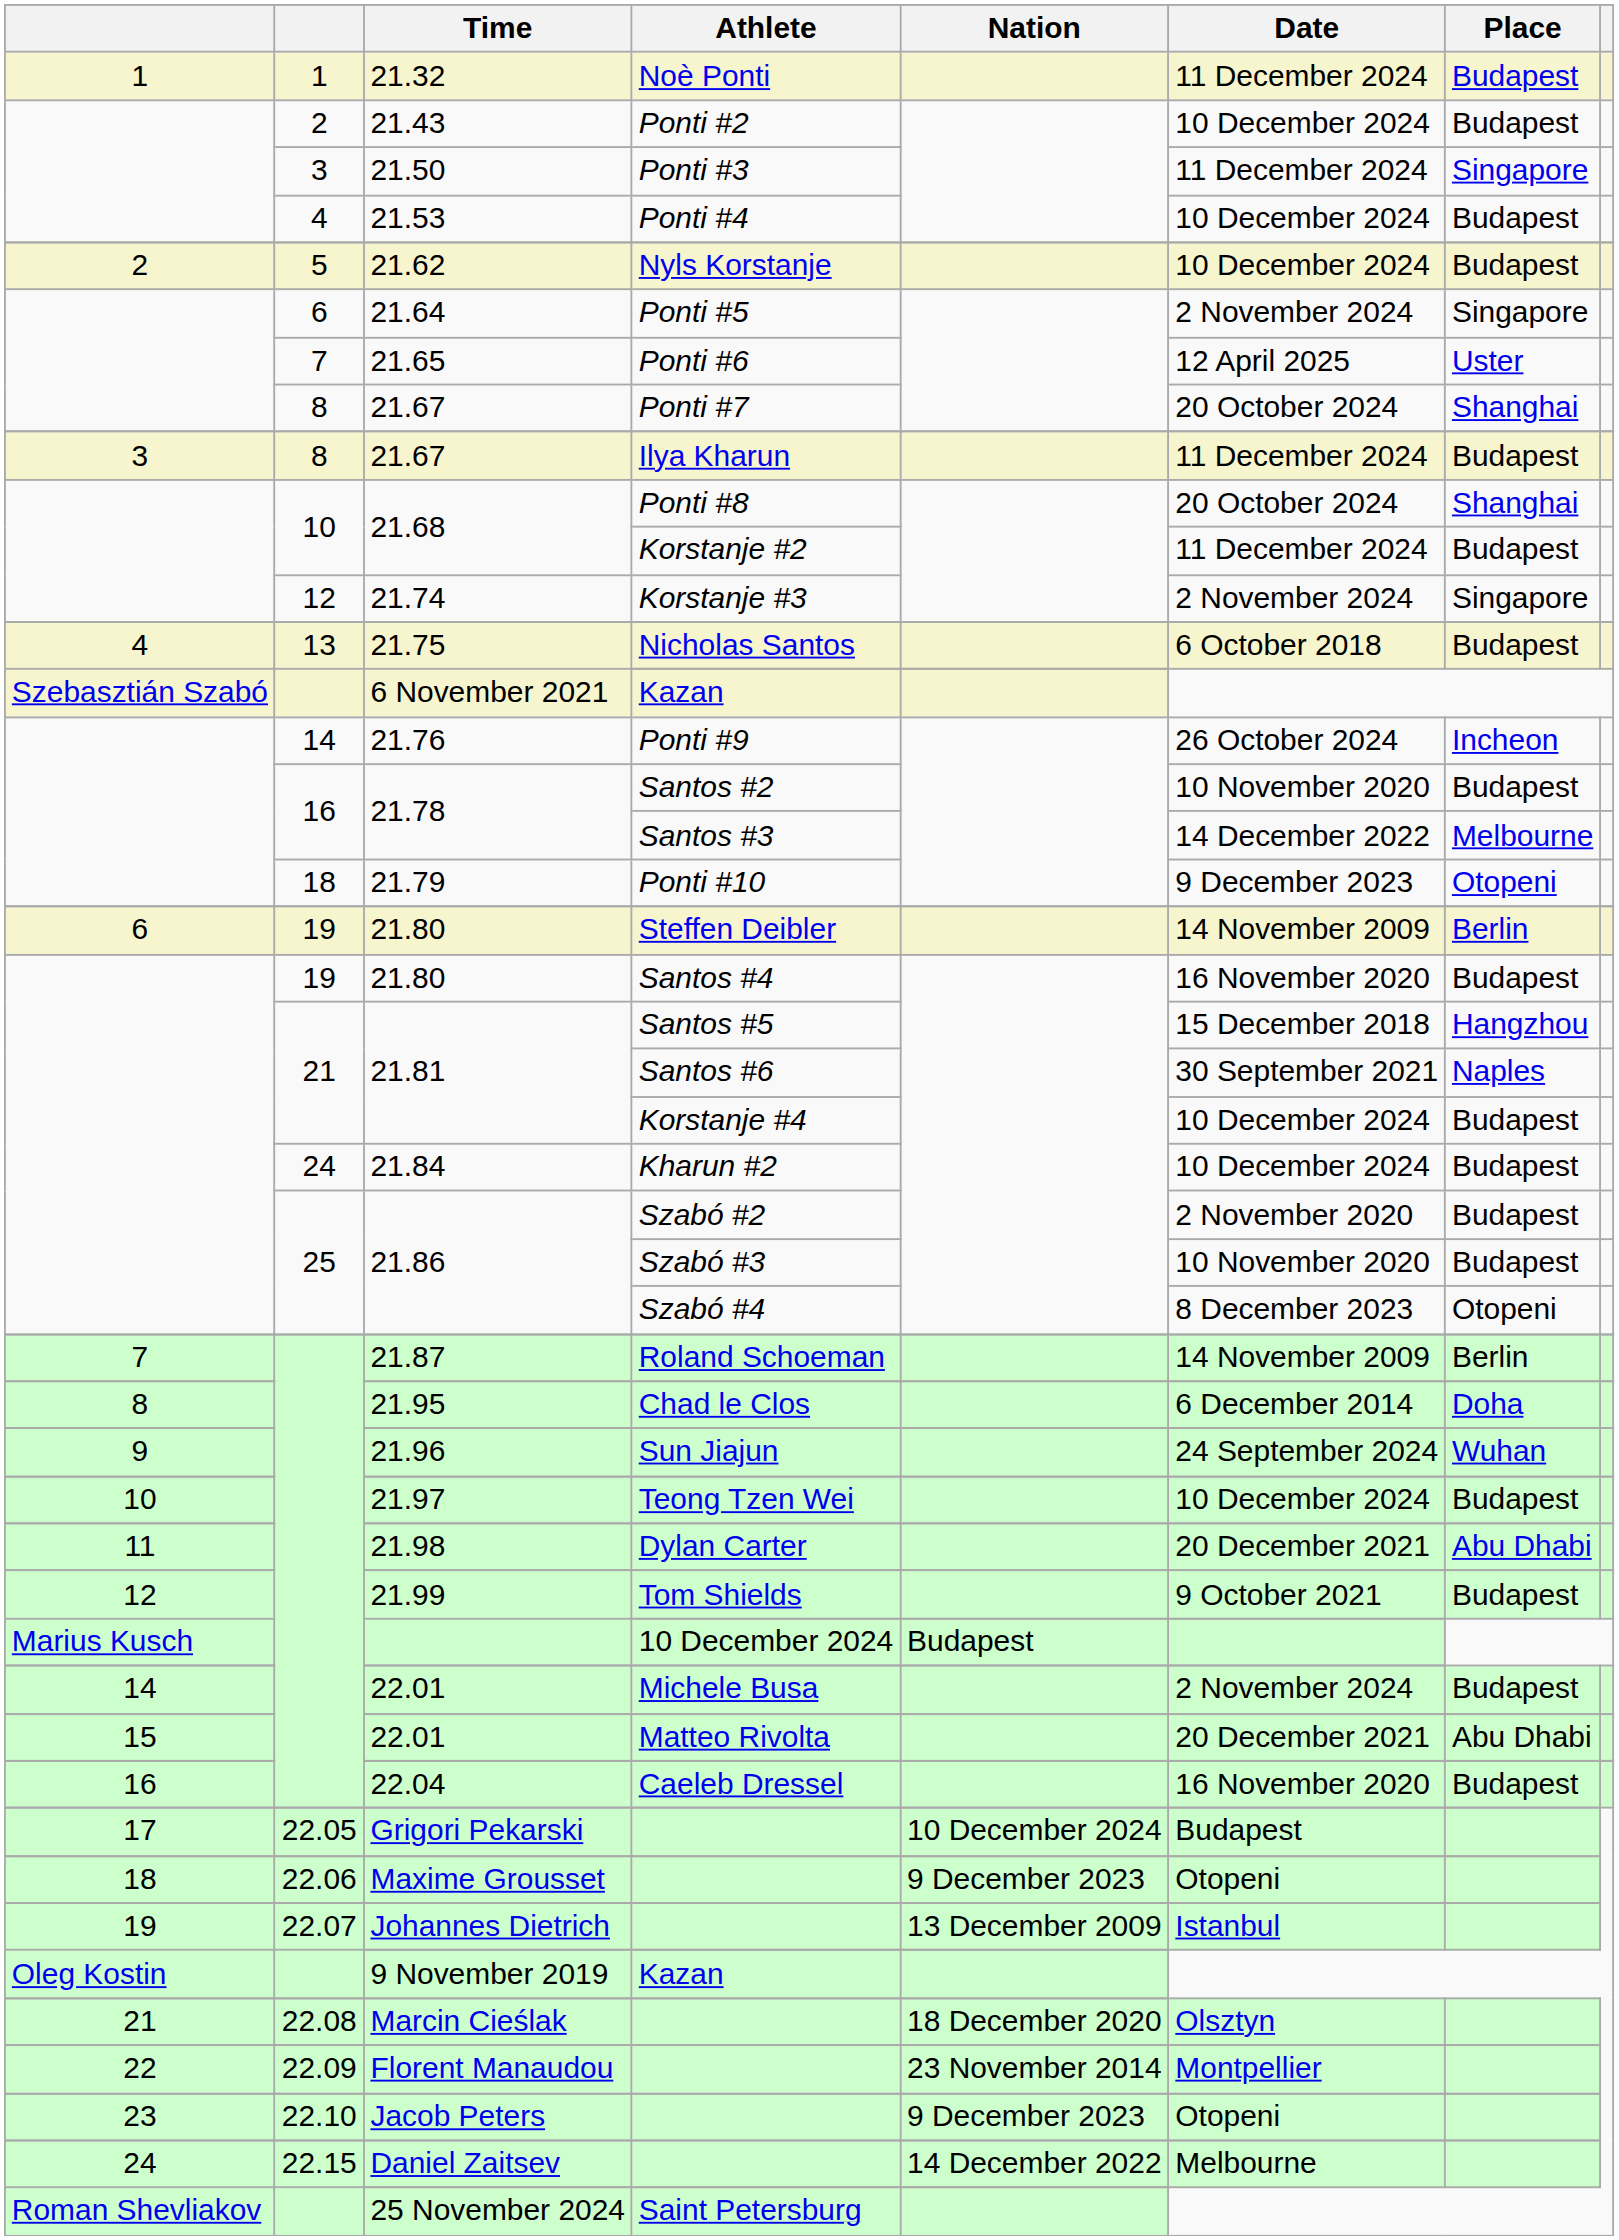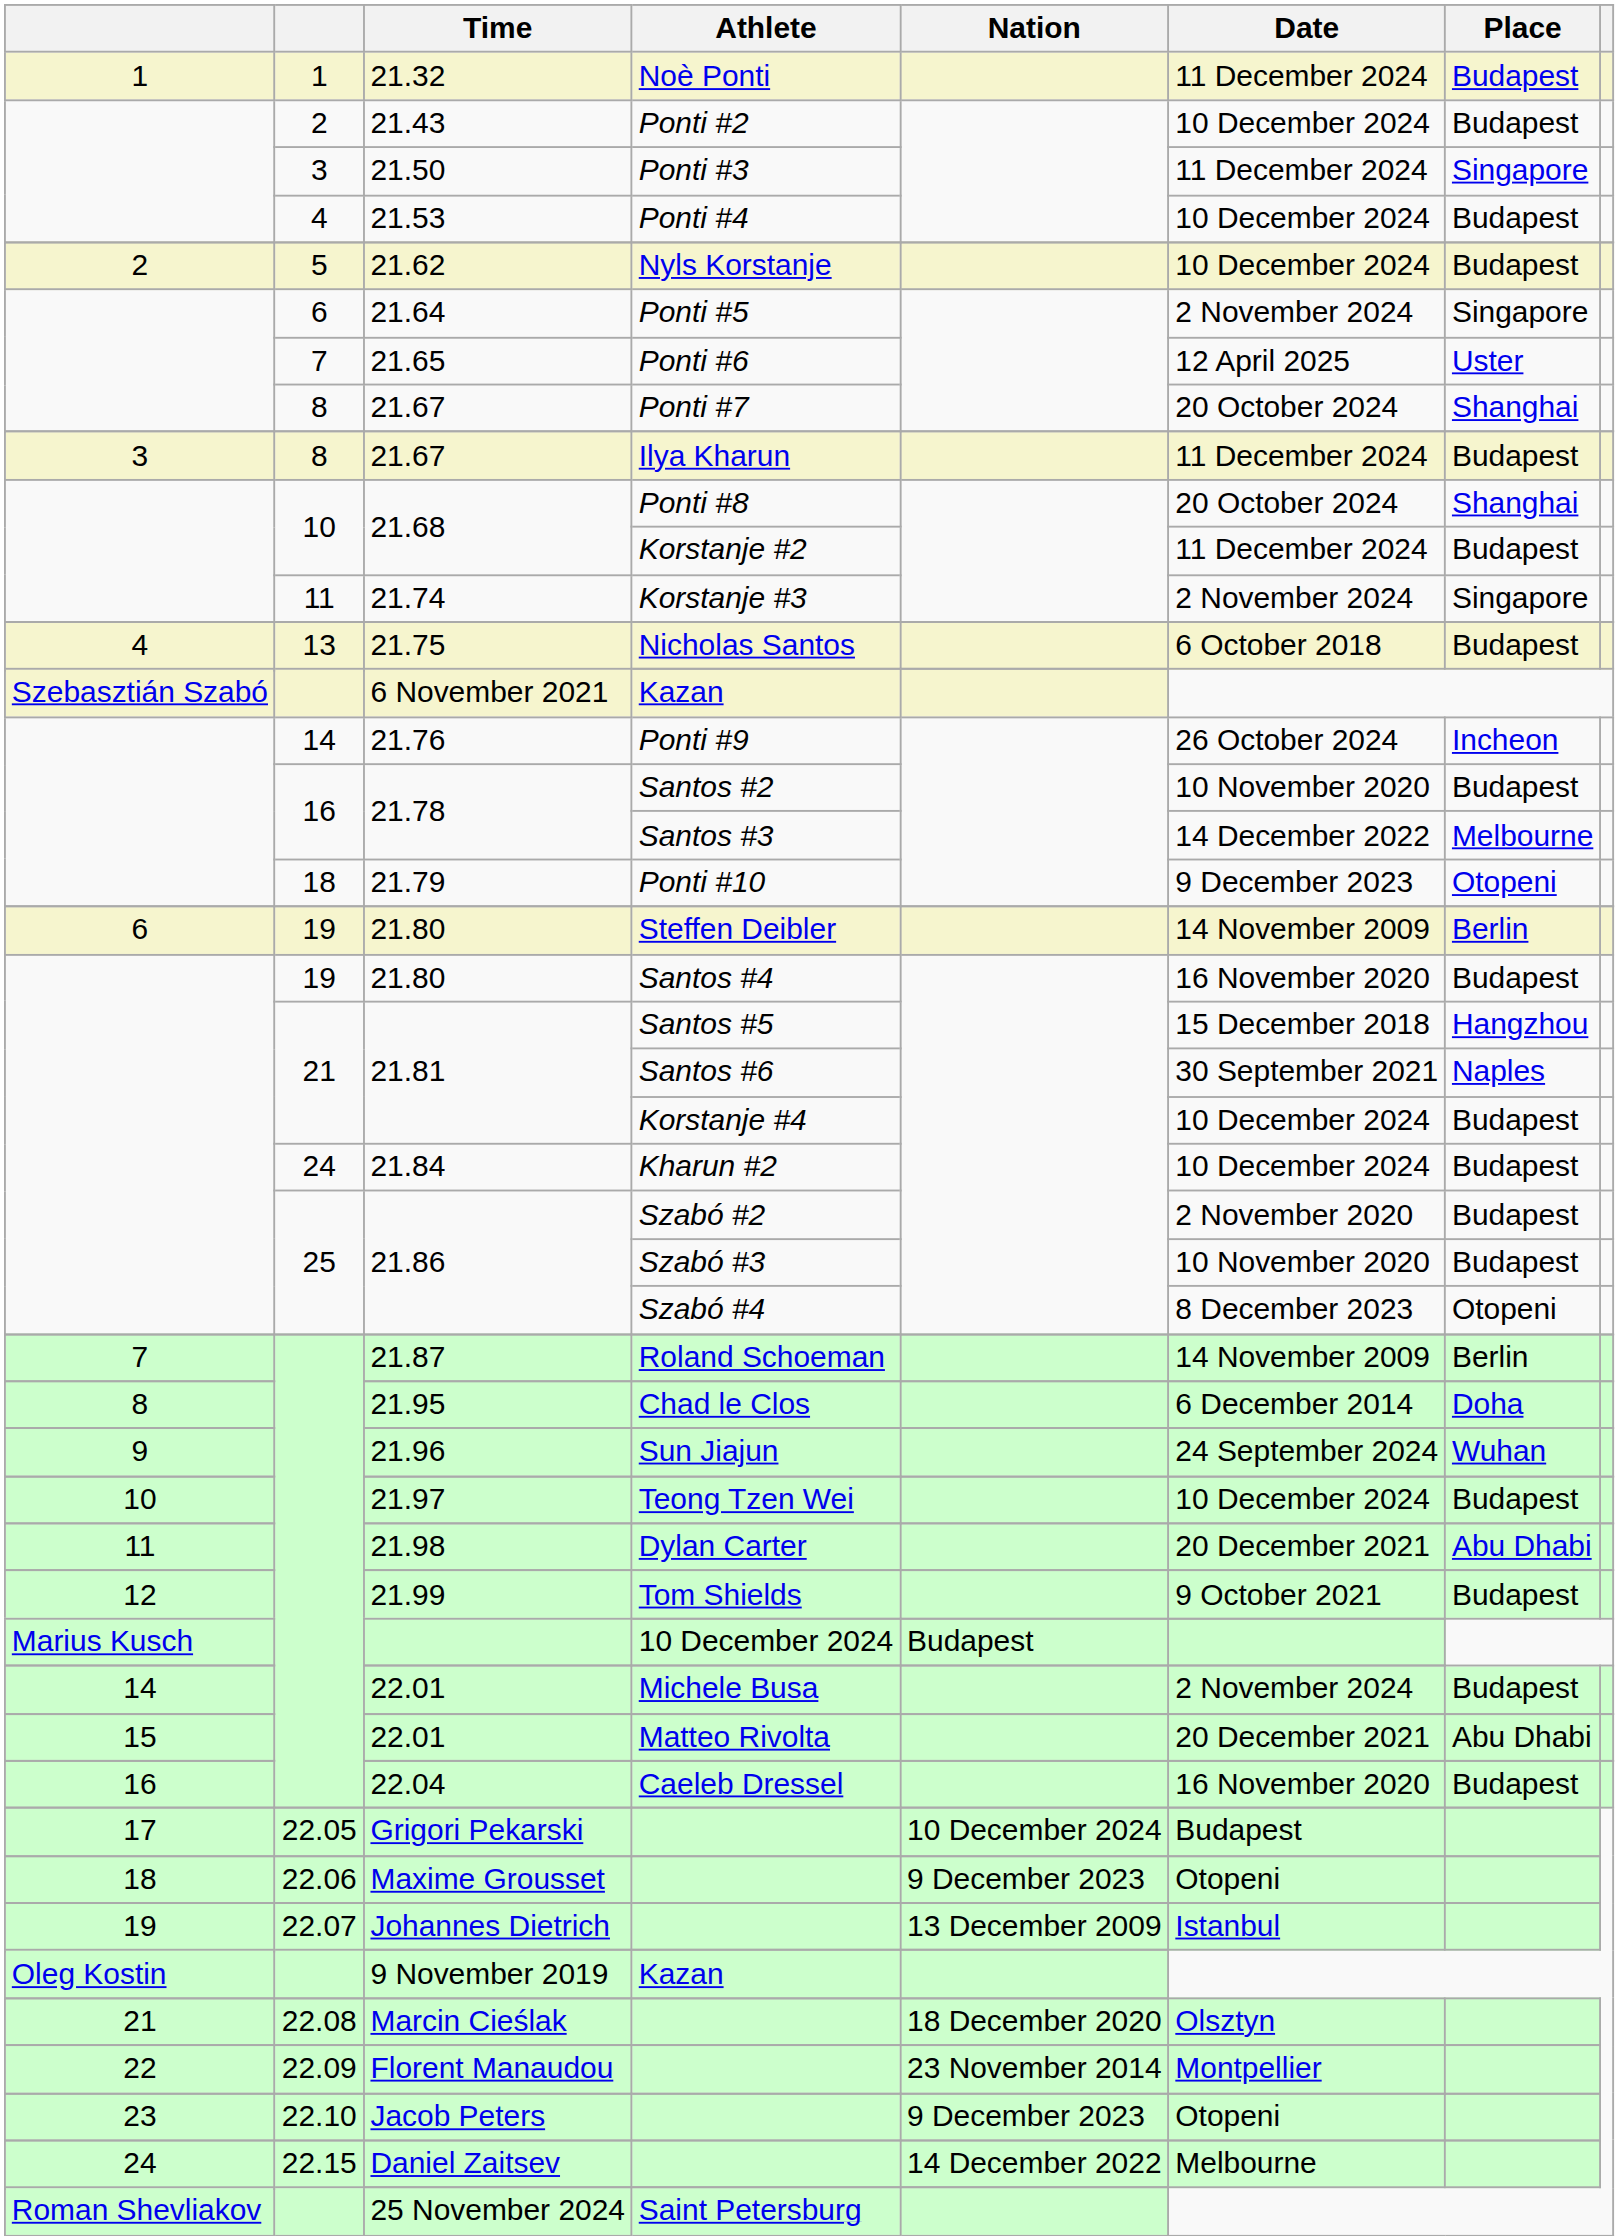(319, 597) 12 -> (319, 597) 11
